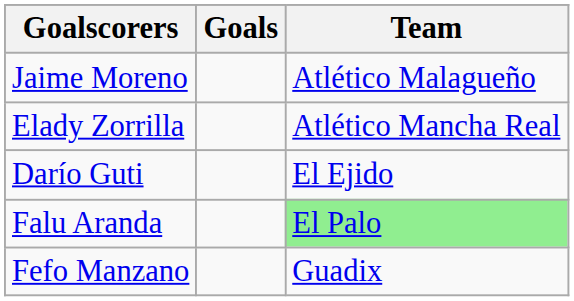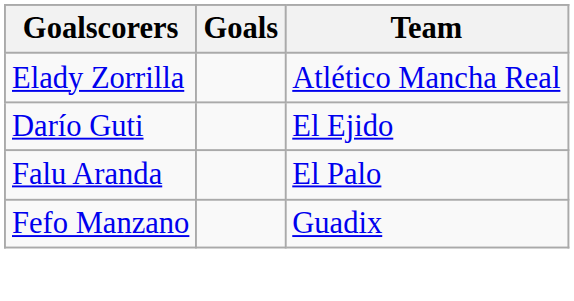- row: (100, 77)
(337, 222) lightgreen background -> (337, 174) no background
